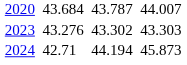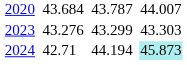(112, 29) 43.302 -> (112, 29) 43.299
(161, 50) no background -> (161, 50) paleturquoise background
